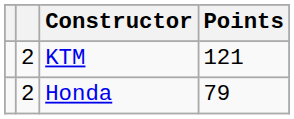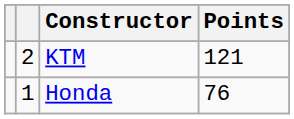(28, 95) 2 -> (28, 95) 1
(217, 95) 79 -> (217, 95) 76
